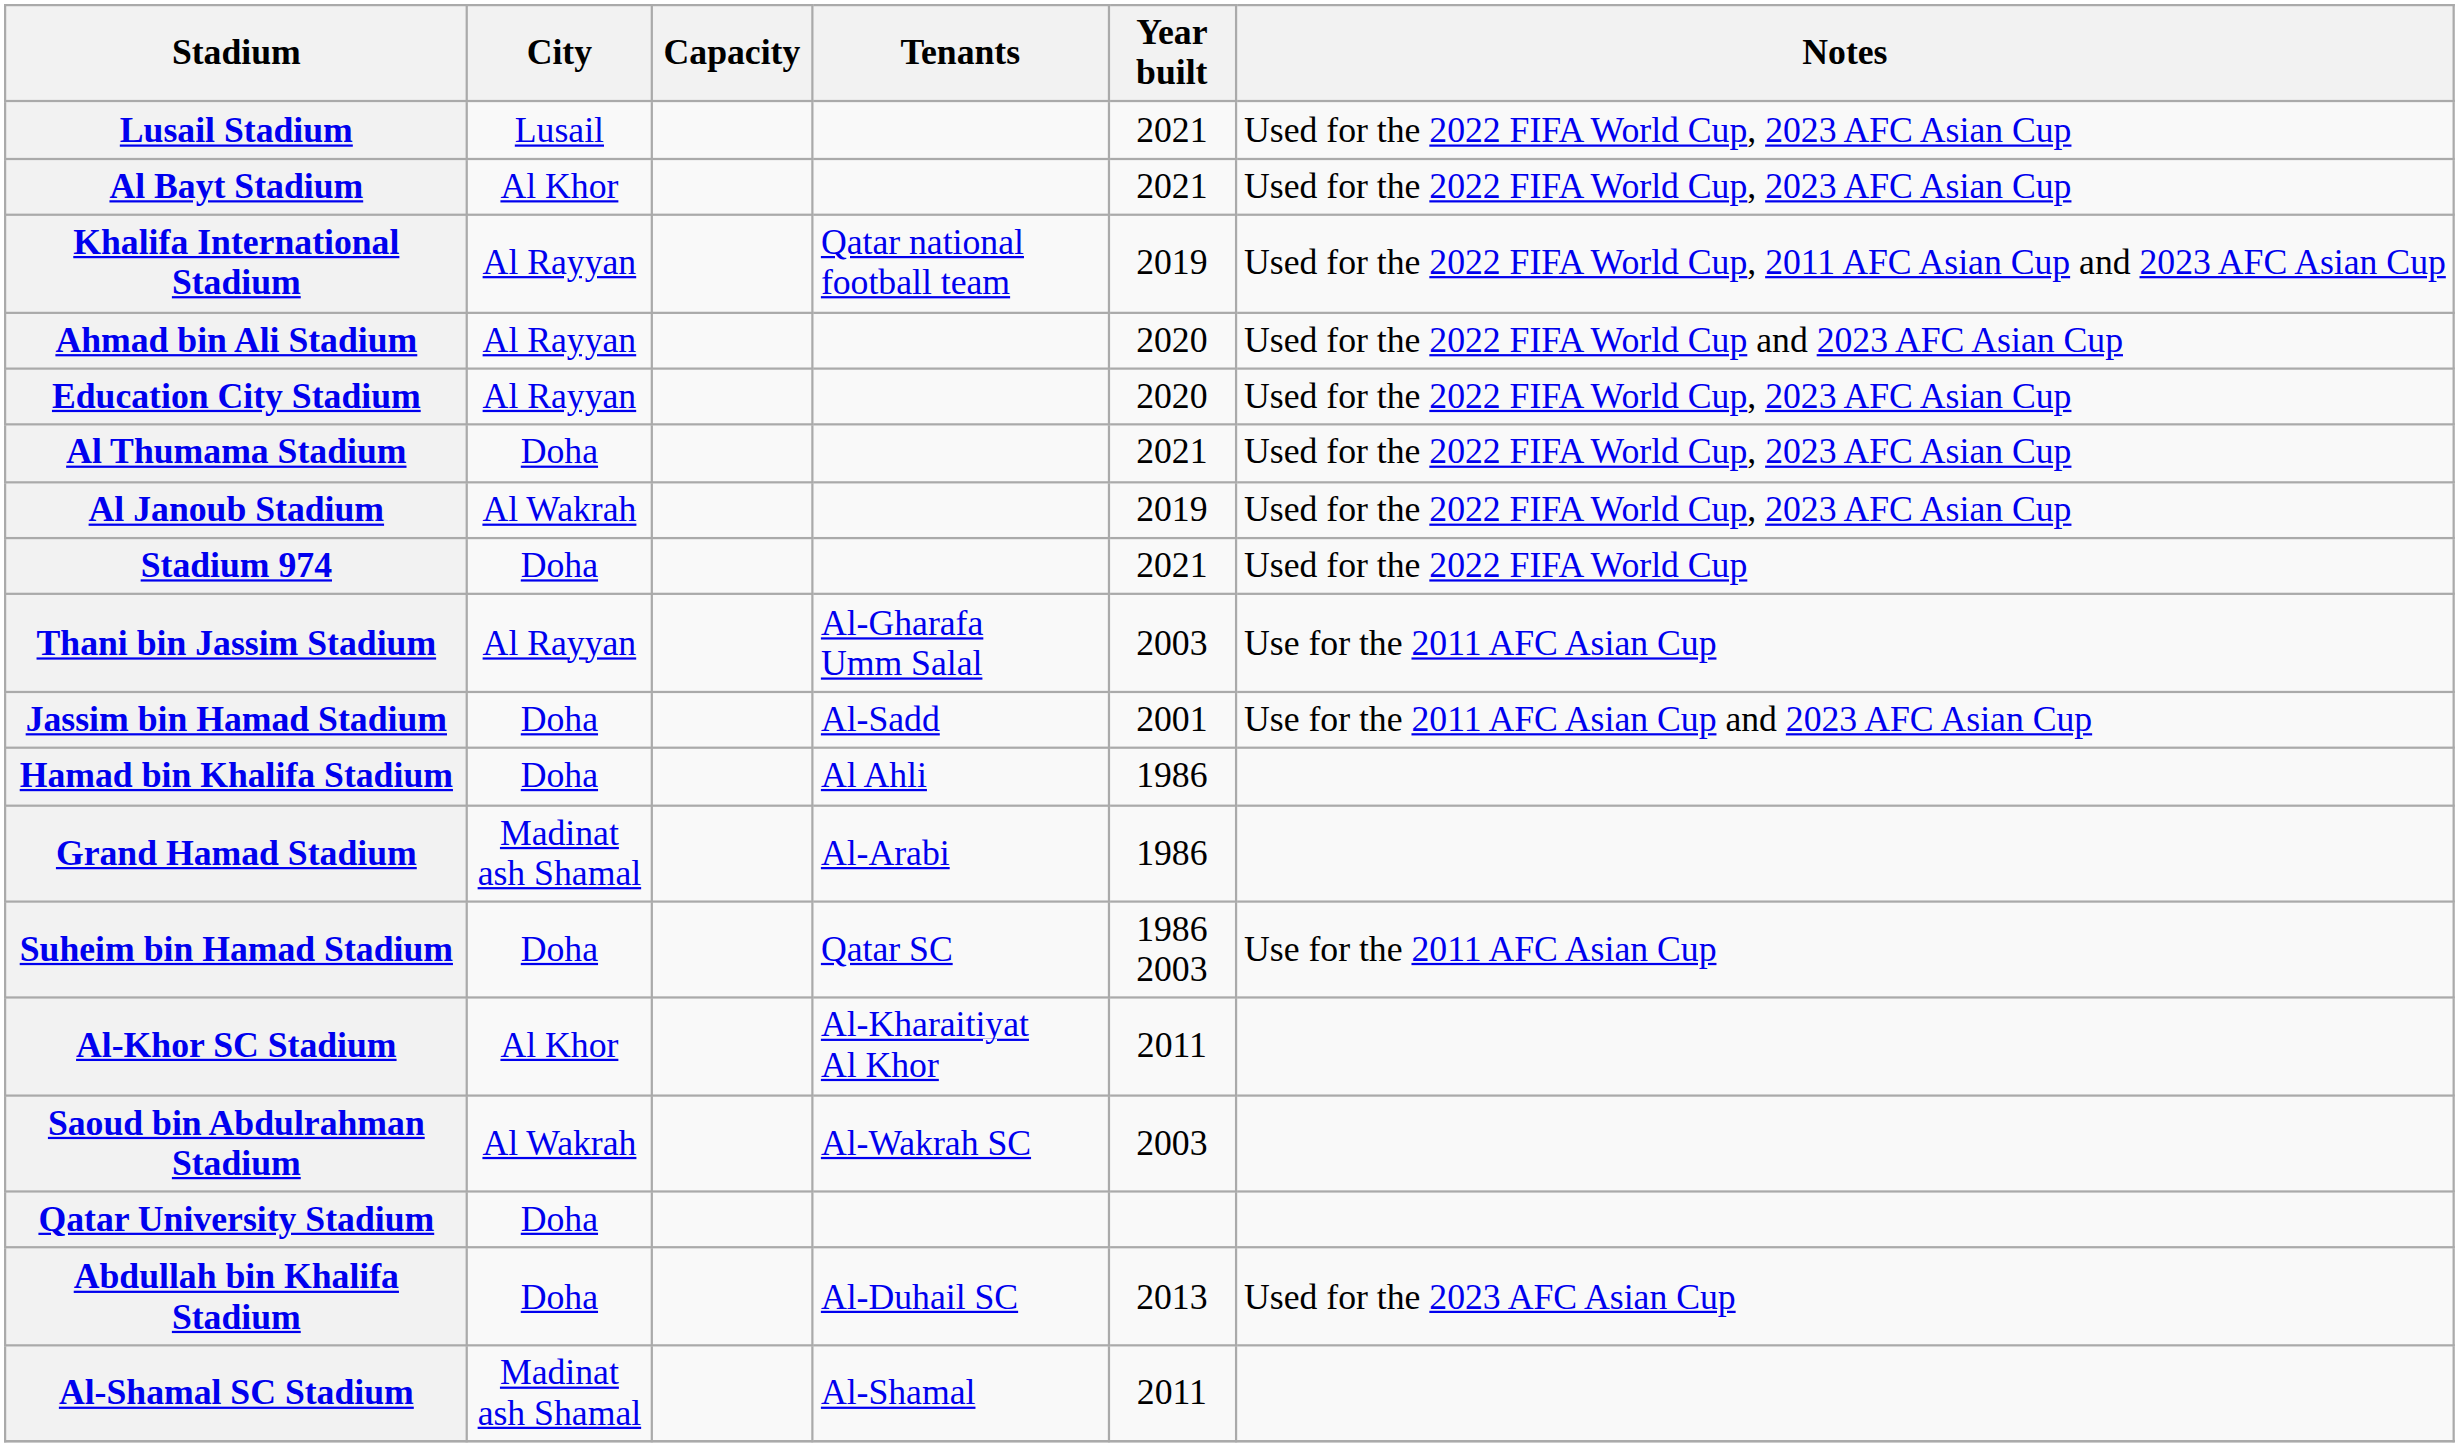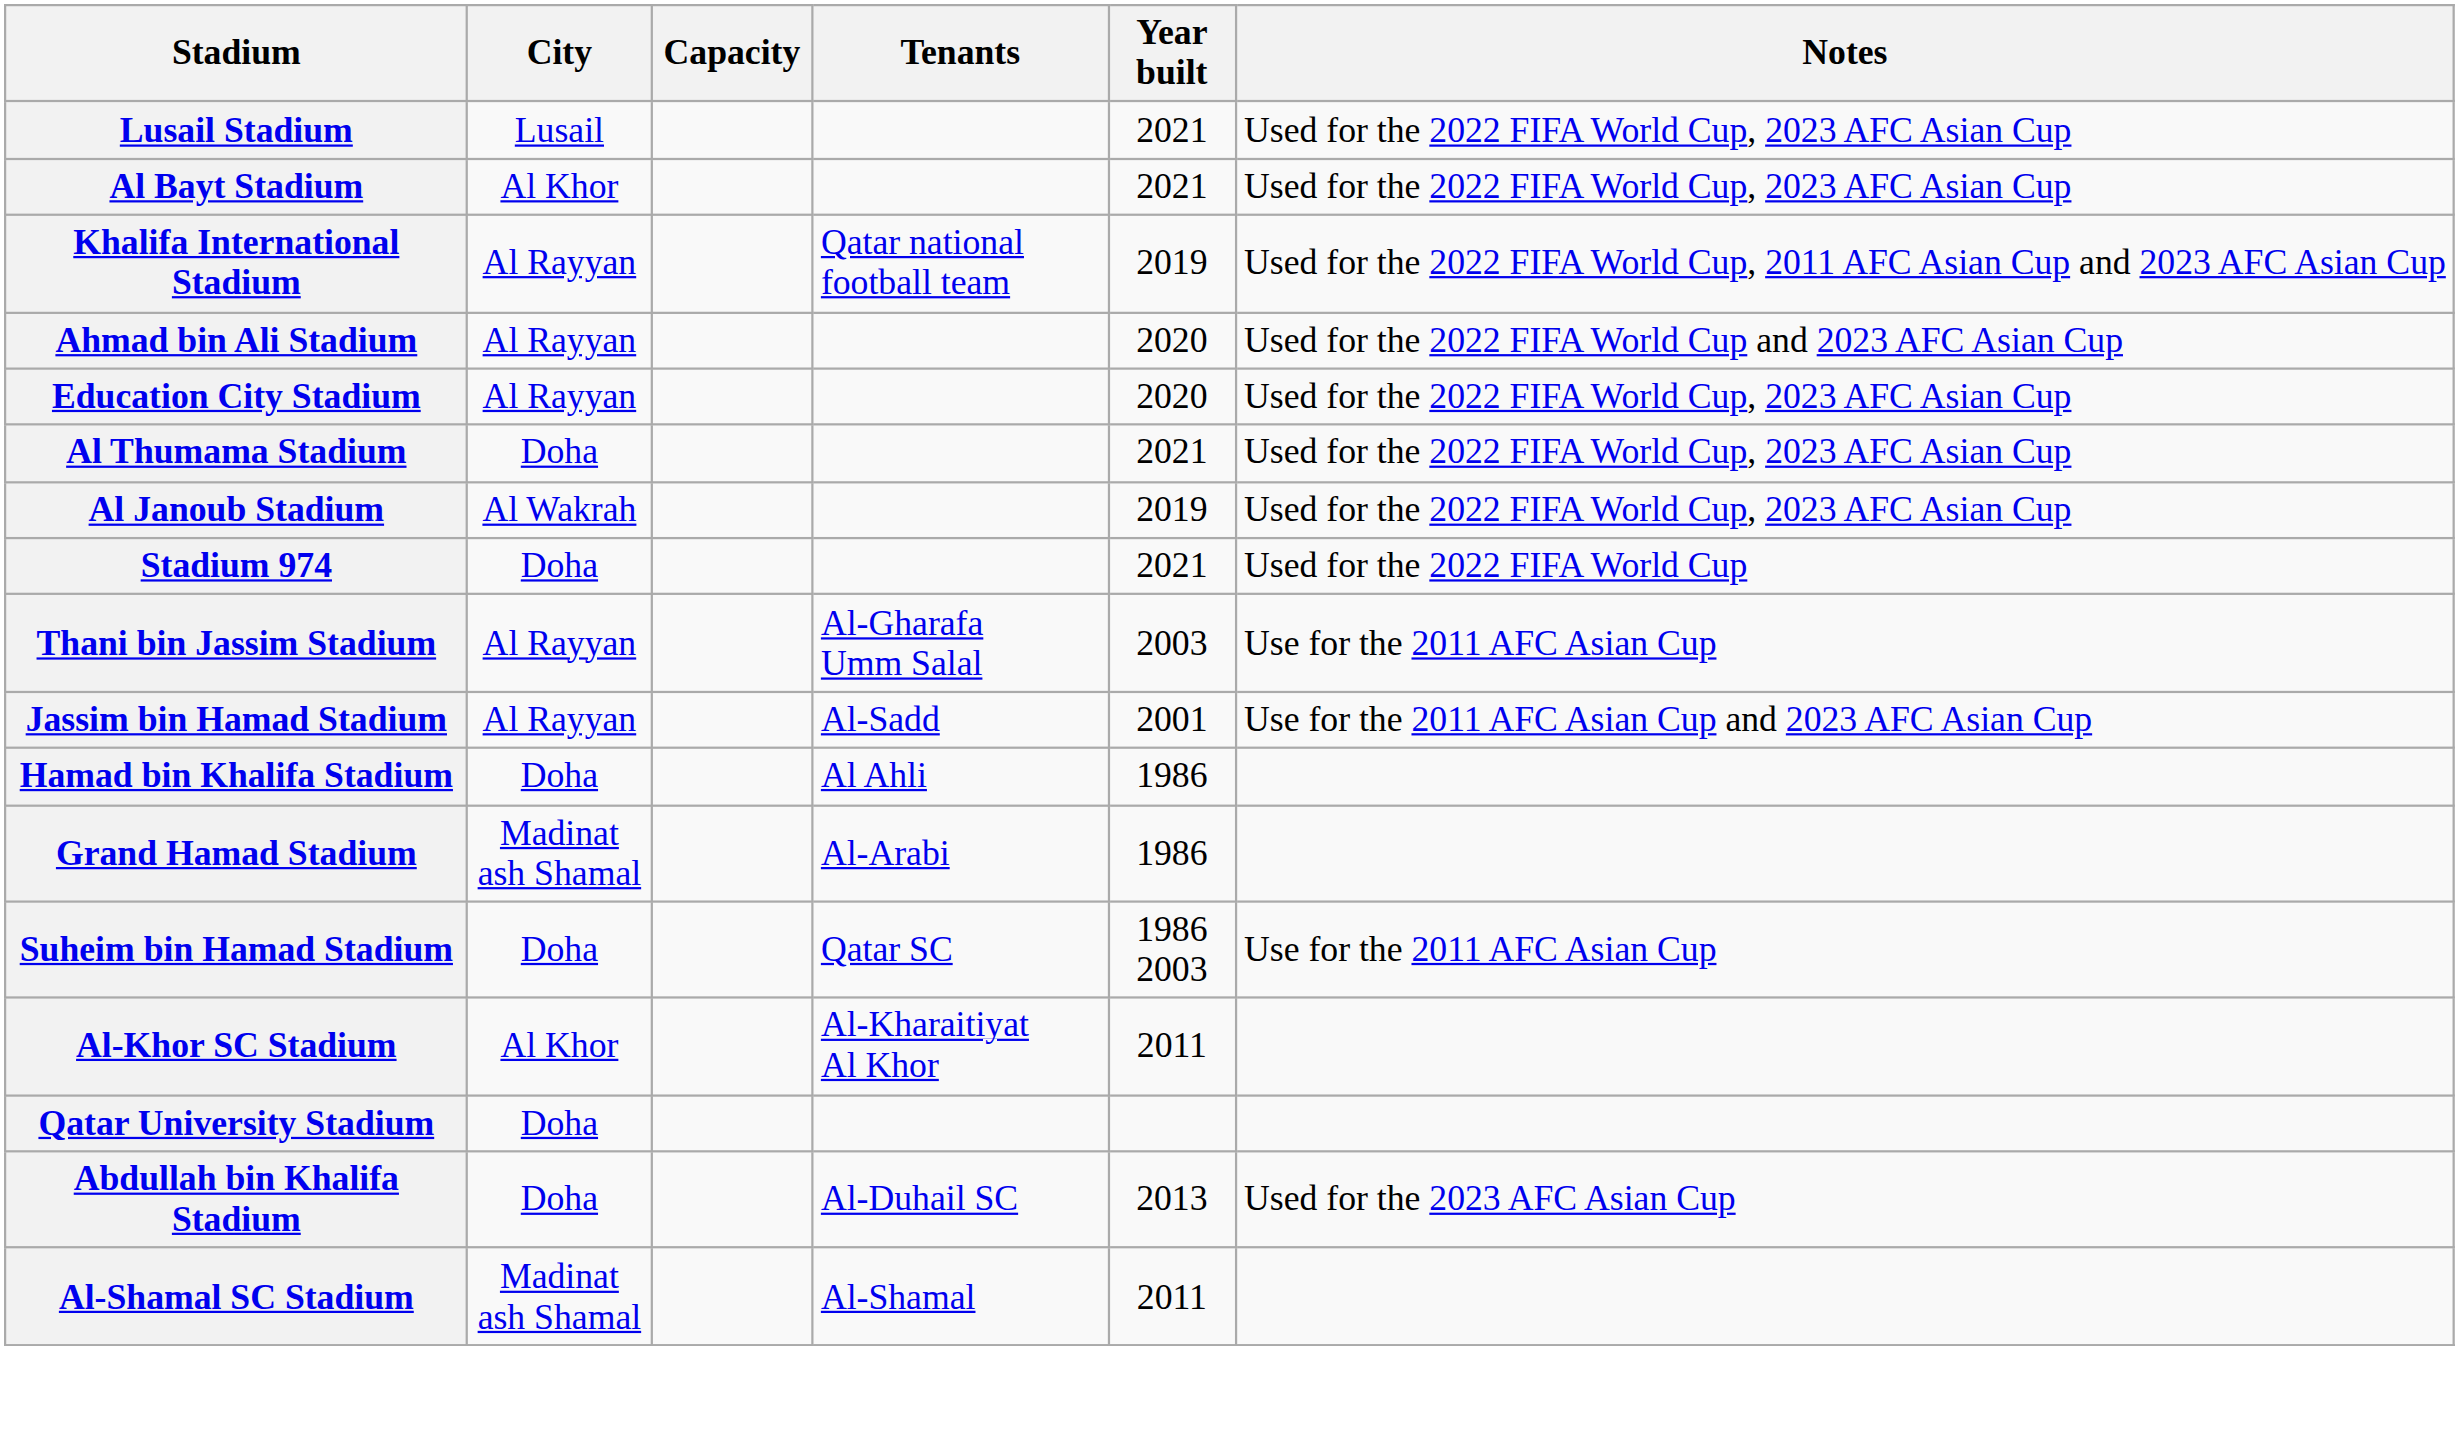(559, 719) Doha -> (559, 719) Al Rayyan
- row: (236, 1142)
